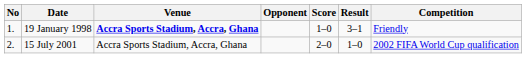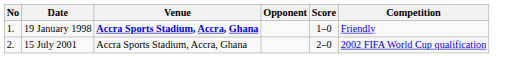- column: (355, 12)
